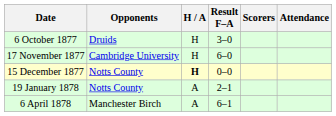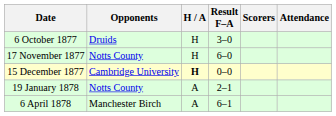(134, 55) Cambridge University -> (116, 55) Notts County
(116, 71) Notts County -> (134, 71) Cambridge University
